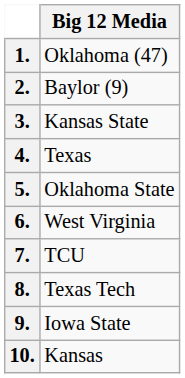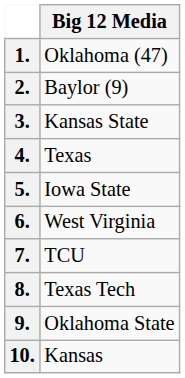(109, 189) Oklahoma State -> (87, 189) Iowa State
(87, 323) Iowa State -> (109, 323) Oklahoma State
